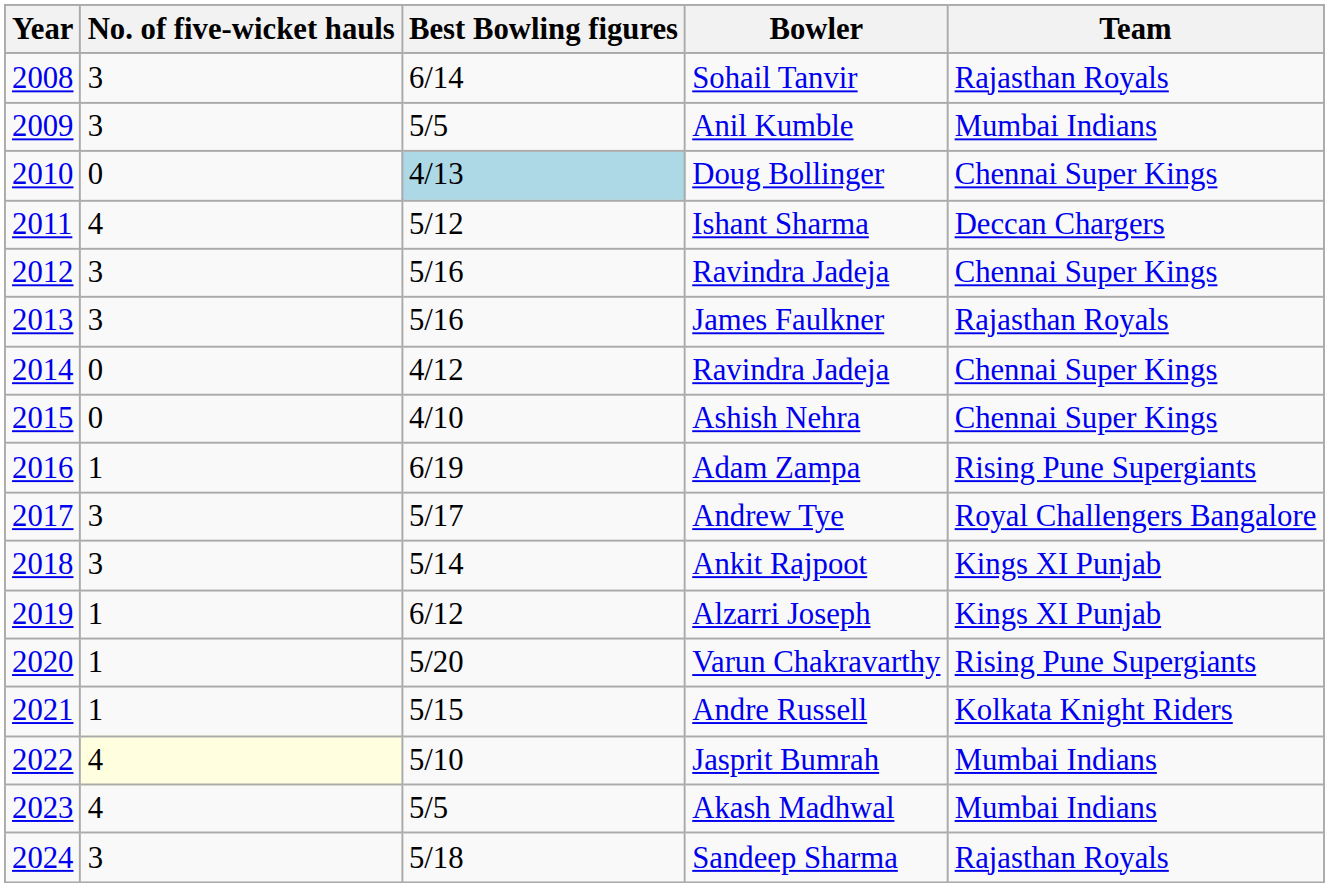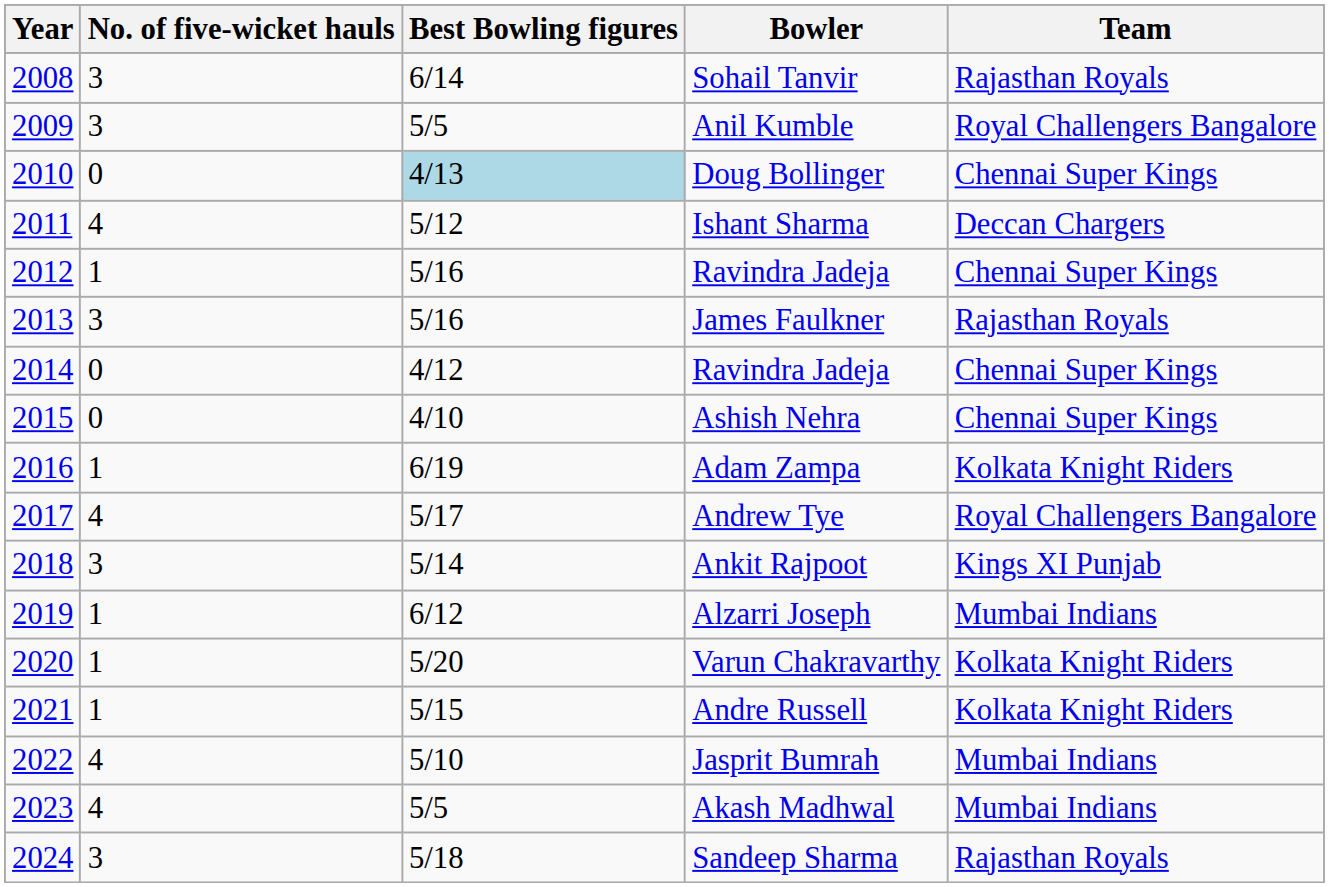(1056, 126) Mumbai Indians -> (1135, 126) Royal Challengers Bangalore
(95, 272) 3 -> (95, 272) 1
(1105, 467) Rising Pune Supergiants -> (1094, 467) Kolkata Knight Riders
(95, 516) 3 -> (95, 516) 4
(1058, 613) Kings XI Punjab -> (1056, 613) Mumbai Indians
(1105, 662) Rising Pune Supergiants -> (1094, 662) Kolkata Knight Riders
(95, 759) lightyellow background -> (95, 759) no background
